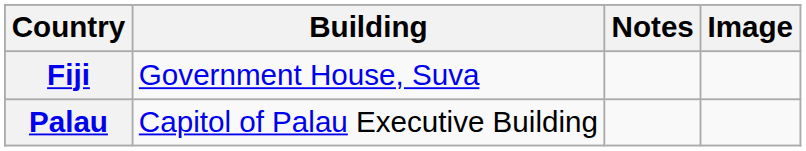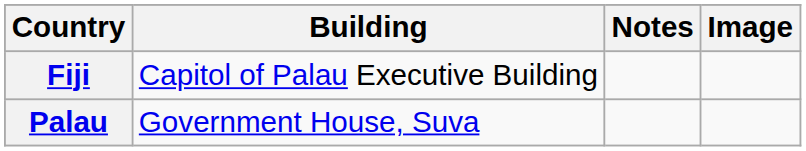(309, 74) Government House, Suva -> (368, 74) Capitol of Palau Executive Building
(368, 121) Capitol of Palau Executive Building -> (309, 121) Government House, Suva
